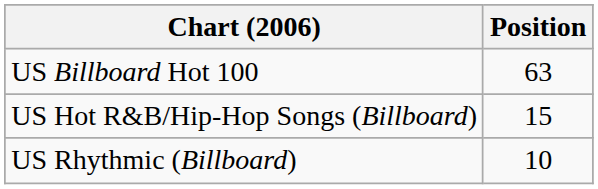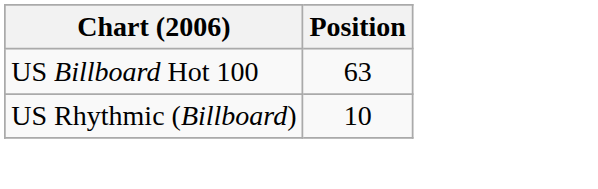- row: (244, 115)
